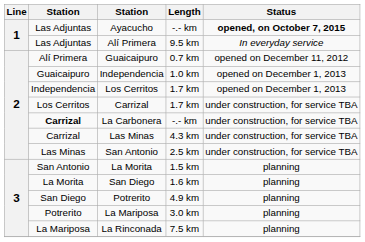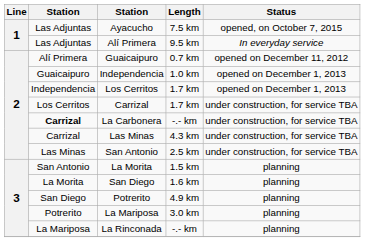(184, 27) -.- km -> (184, 27) 7.5 km
(281, 27) bold -> (281, 27) normal
(184, 228) 7.5 km -> (184, 228) -.- km
